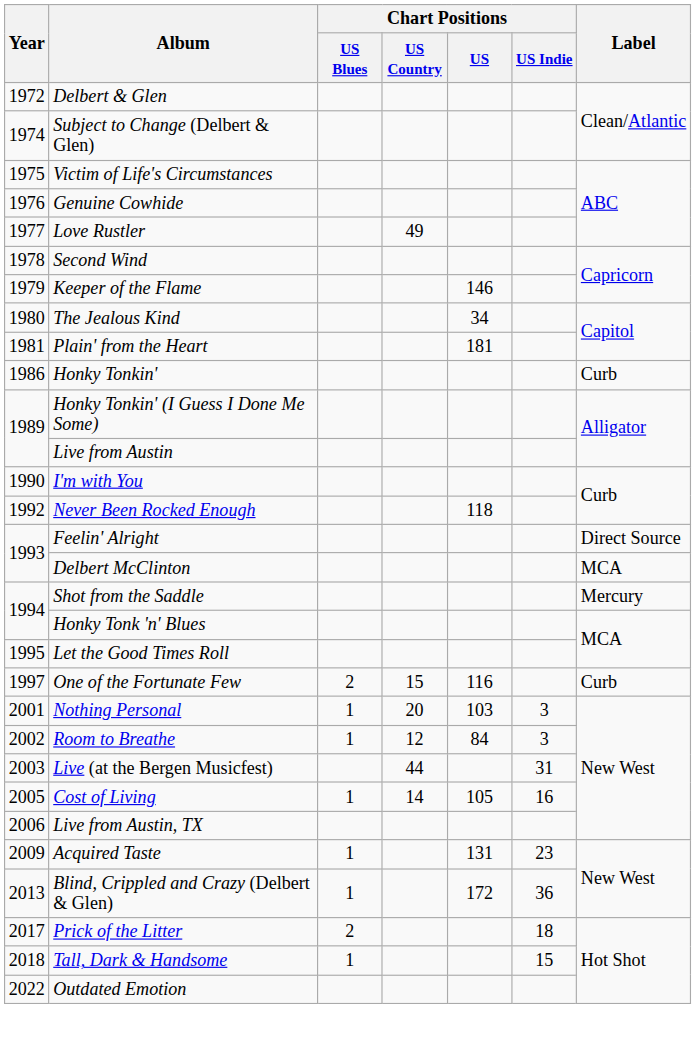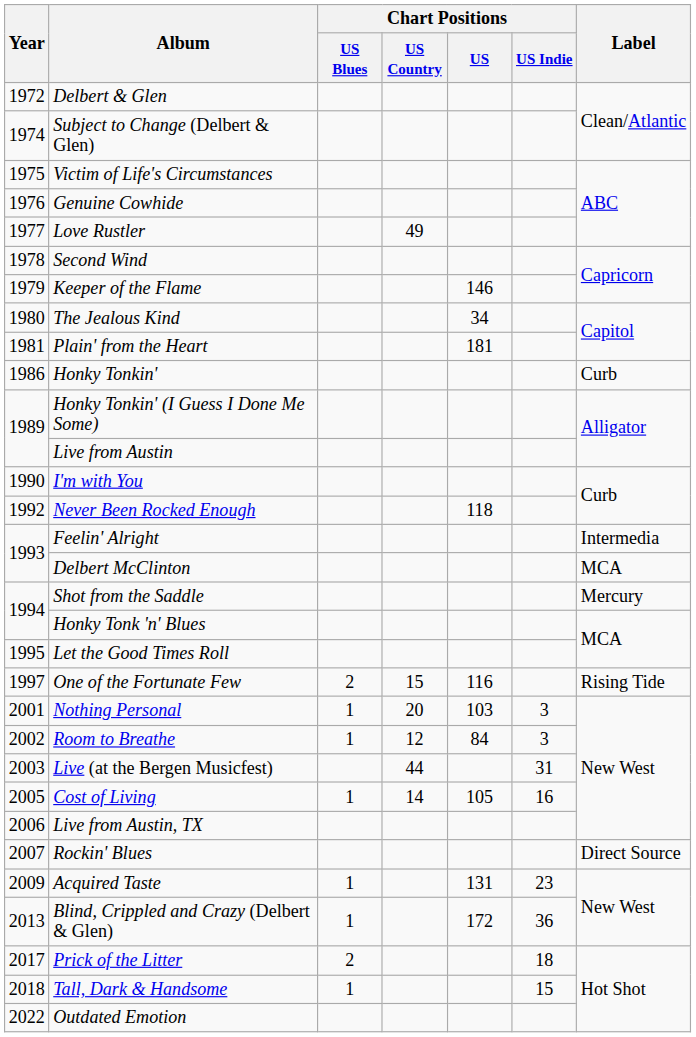(631, 538) Direct Source -> (620, 538) Intermedia
(599, 682) Curb -> (623, 682) Rising Tide
+ row: (103, 854)
